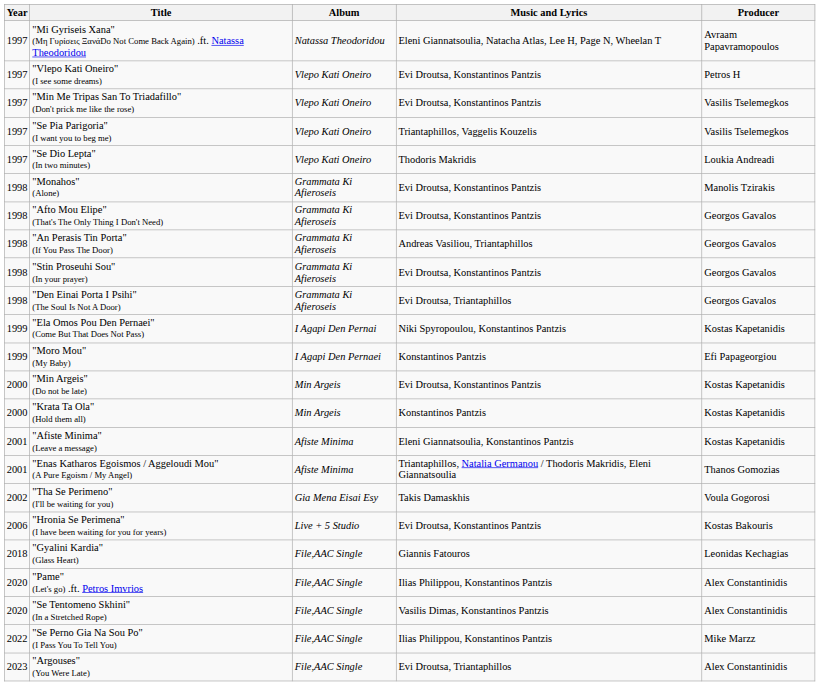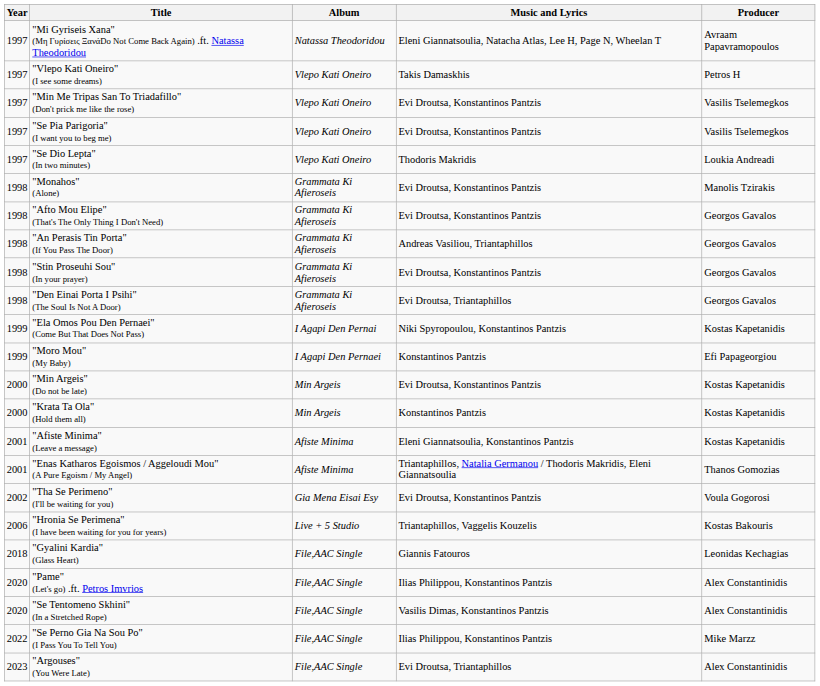(470, 74) Evi Droutsa, Konstantinos Pantzis -> (434, 74) Takis Damaskhis
(468, 131) Triantaphillos, Vaggelis Kouzelis -> (470, 131) Evi Droutsa, Konstantinos Pantzis
(434, 497) Takis Damaskhis -> (470, 497) Evi Droutsa, Konstantinos Pantzis
(470, 526) Evi Droutsa, Konstantinos Pantzis -> (468, 526) Triantaphillos, Vaggelis Kouzelis
